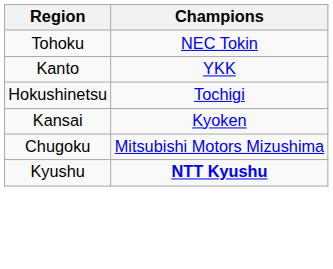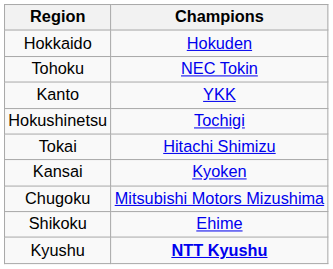+ row: (58, 43)
+ row: (58, 146)
+ row: (58, 224)
